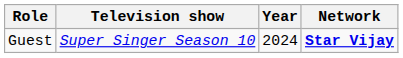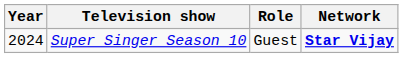columns swapped: (280, 17) <-> (30, 17)
